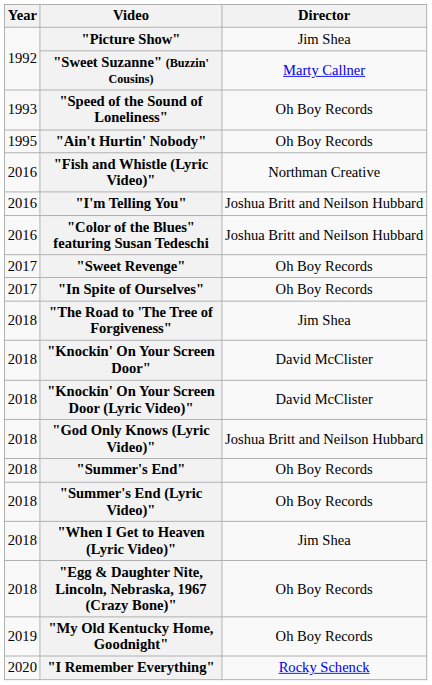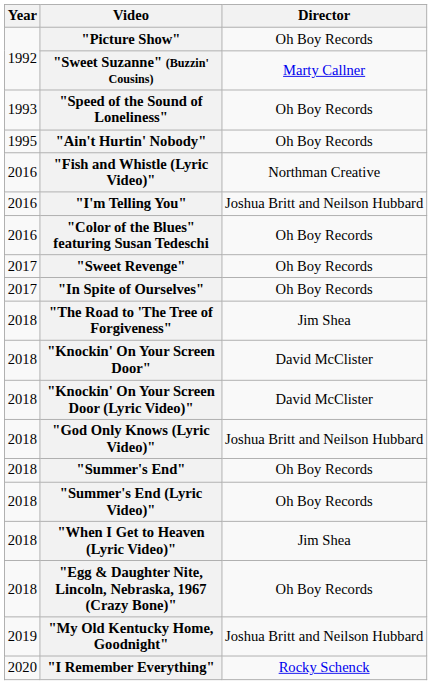(324, 39) Jim Shea -> (324, 39) Oh Boy Records
(324, 235) Joshua Britt and Neilson Hubbard -> (324, 235) Oh Boy Records
(324, 636) Oh Boy Records -> (324, 636) Joshua Britt and Neilson Hubbard
